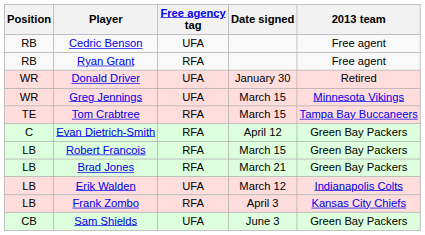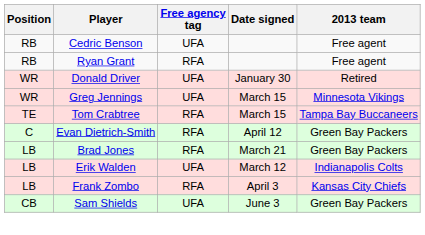- row: (106, 150)
